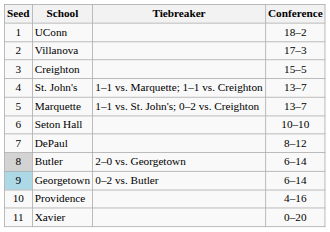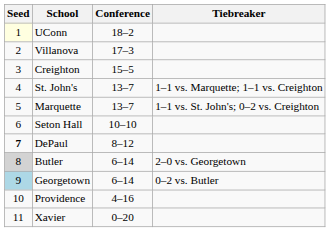columns swapped: (295, 14) <-> (179, 14)
(18, 32) no background -> (18, 32) lightyellow background
(18, 143) normal -> (18, 143) bold
